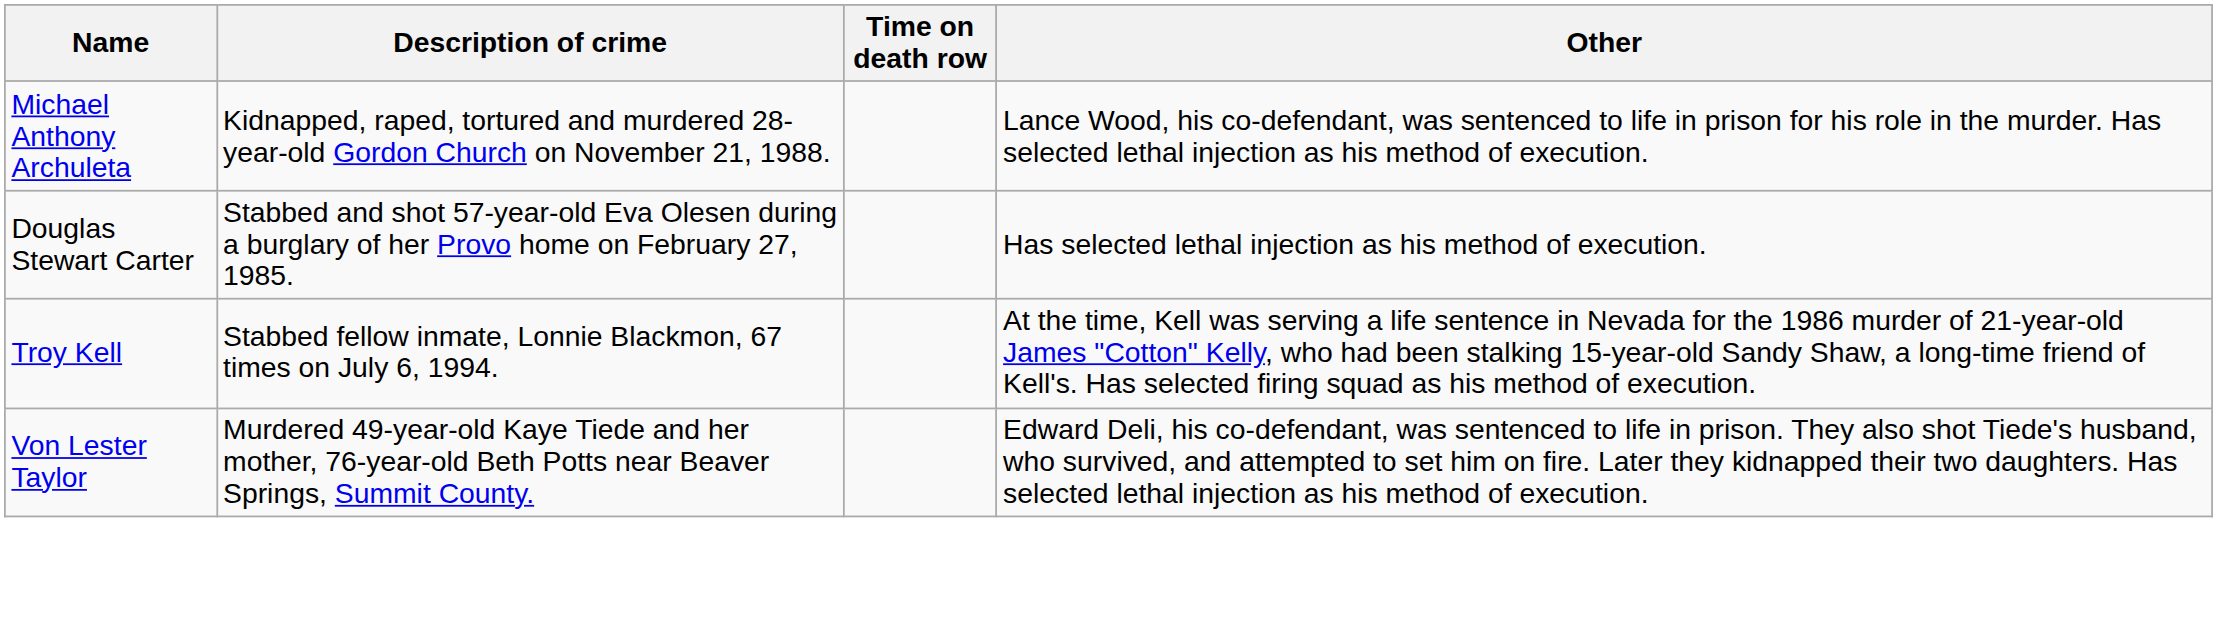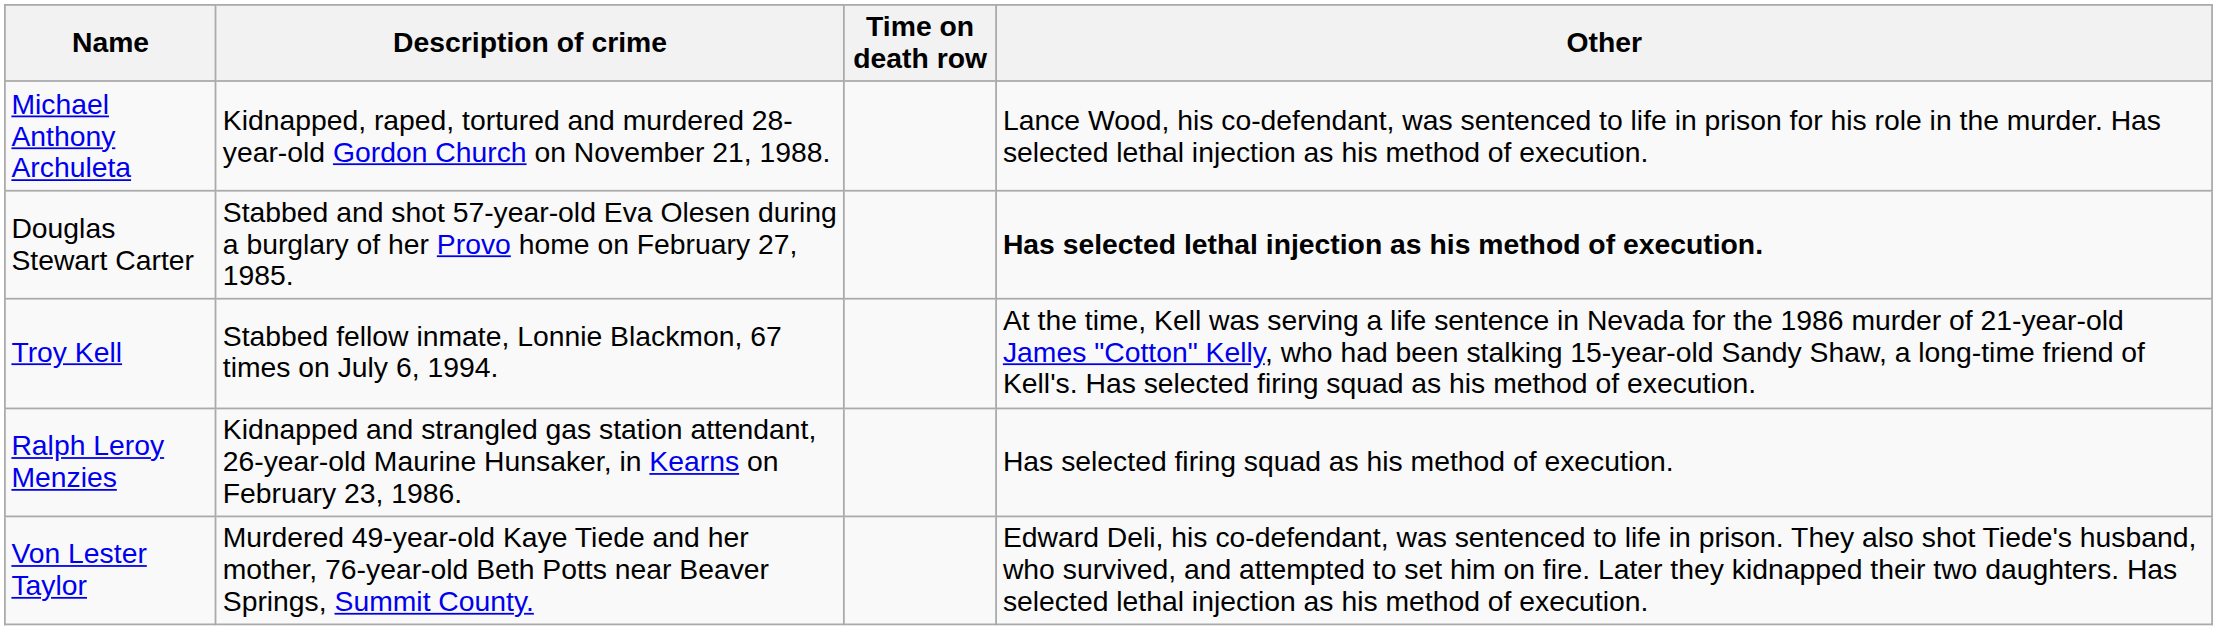(1355, 244) normal -> (1383, 244) bold
+ row: (88, 461)
